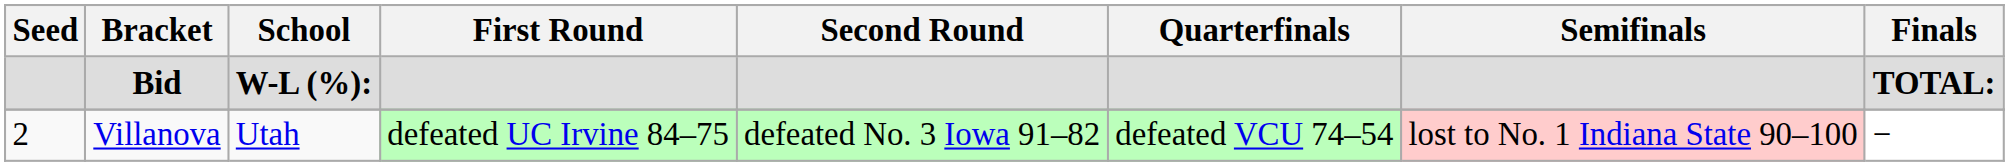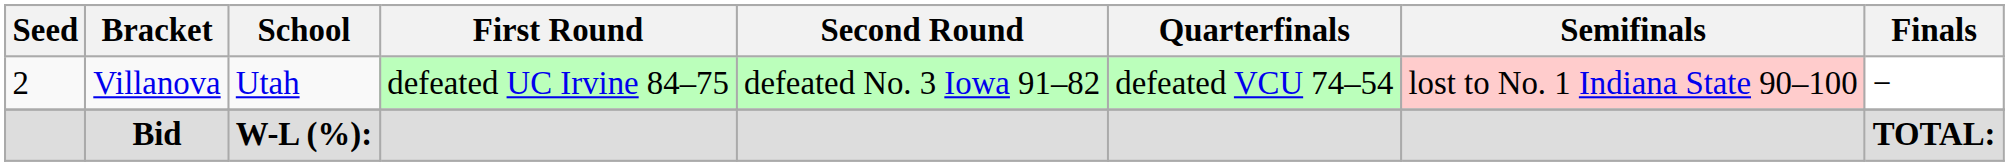rows swapped: (157, 134) <-> (157, 82)
